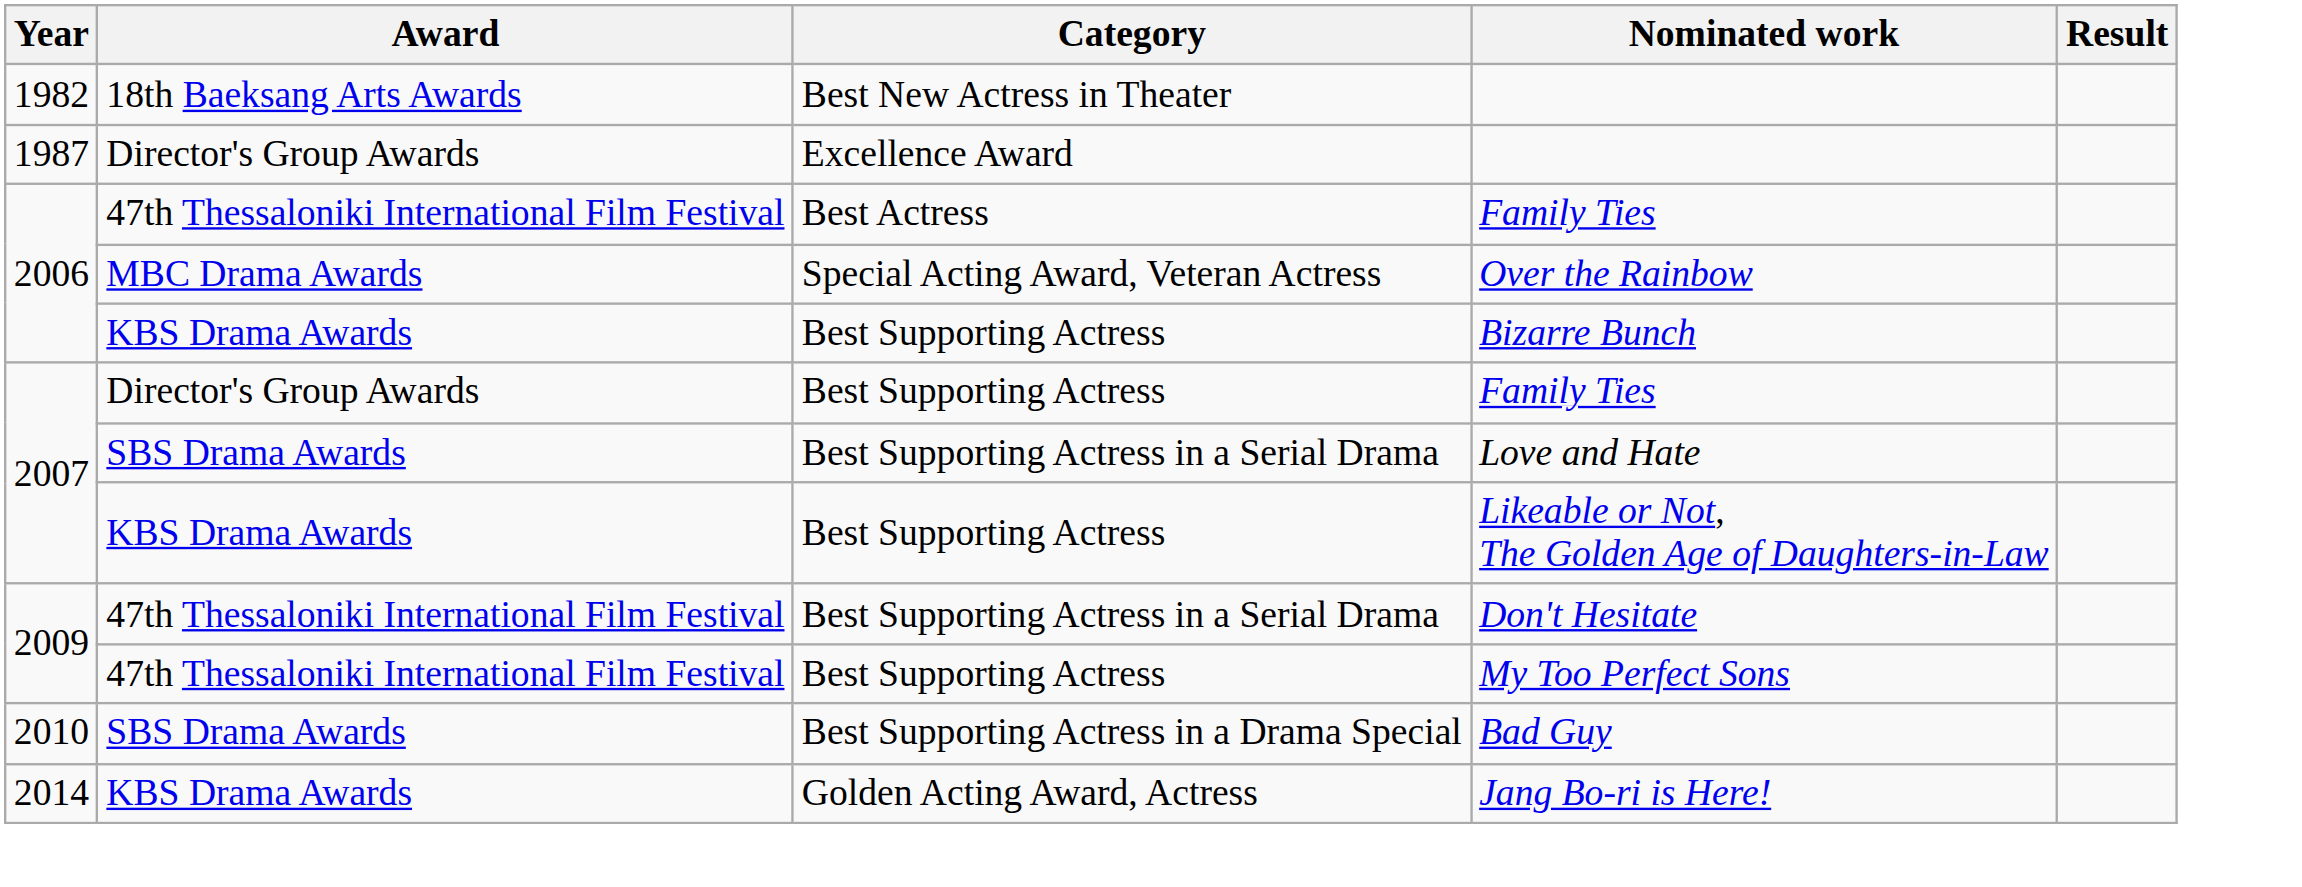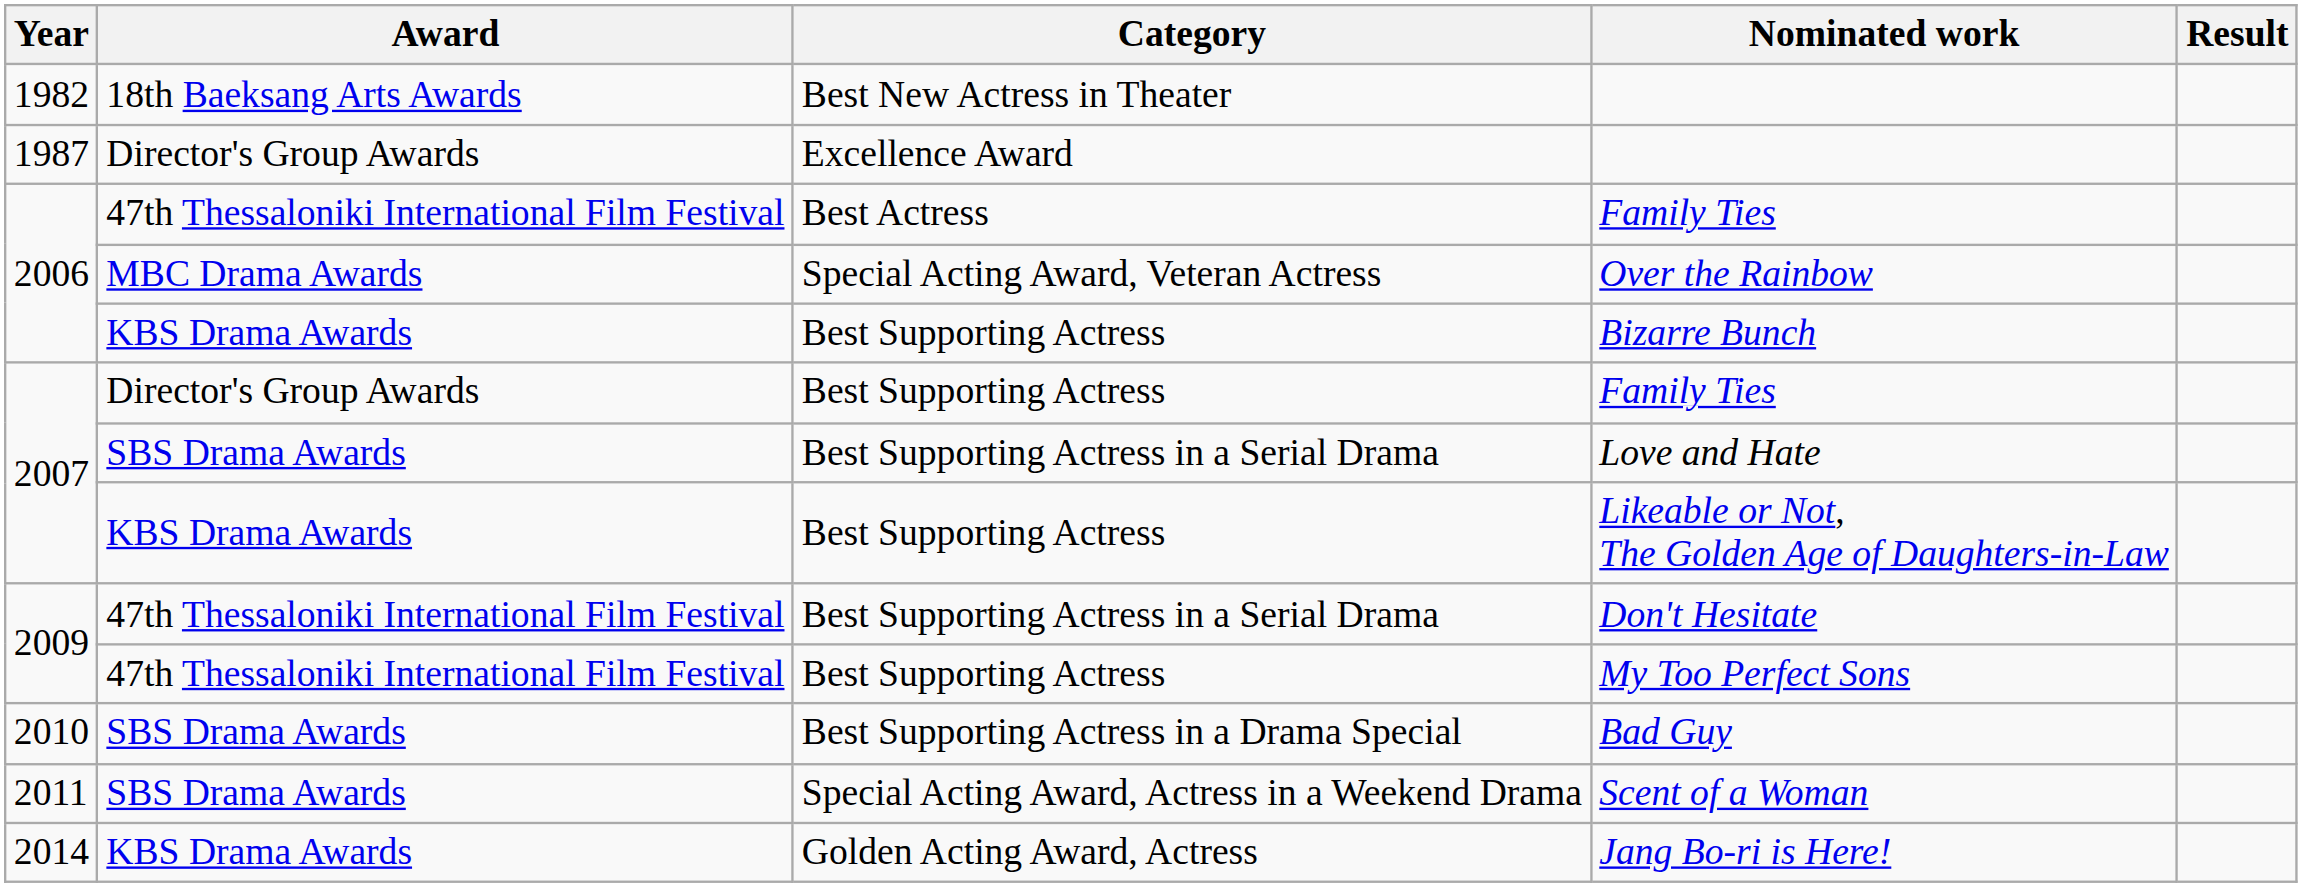+ row: (1192, 792)
